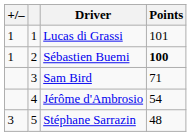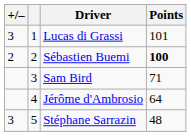(11, 35) 1 -> (11, 35) 3
(11, 56) 1 -> (11, 56) 2
(156, 99) 54 -> (156, 99) 64
